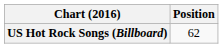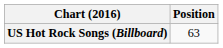(194, 33) 62 -> (194, 33) 63
